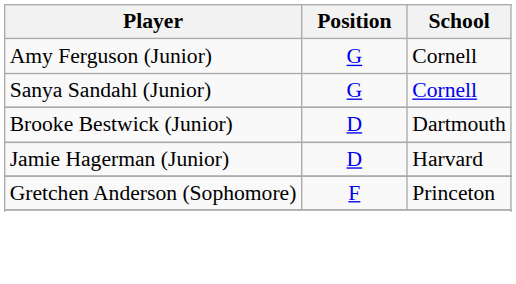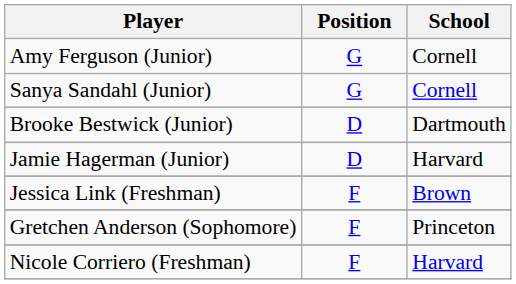+ row: (115, 192)
+ row: (130, 261)
